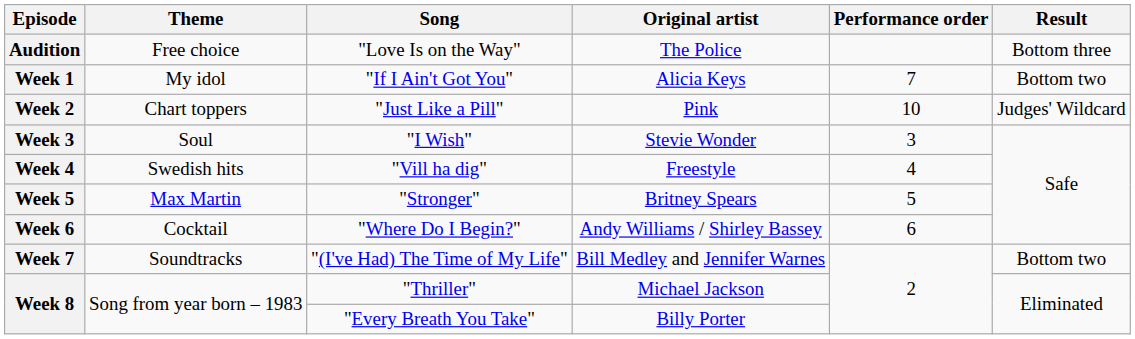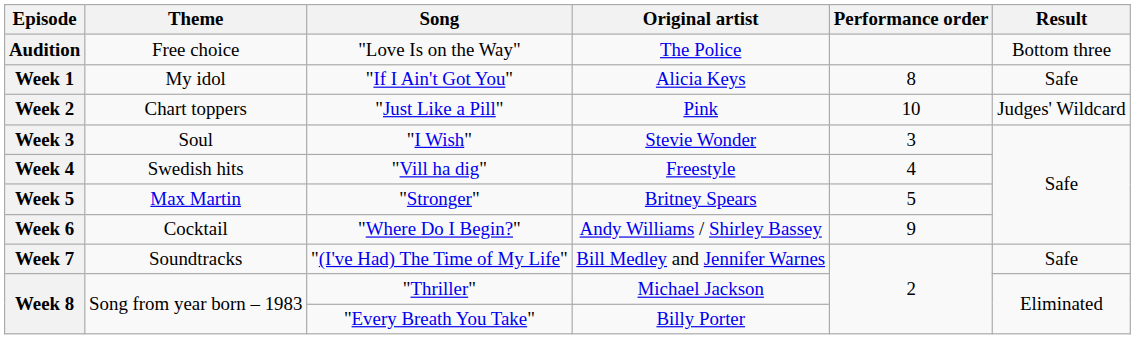(911, 79) 7 -> (911, 79) 8
(1061, 79) Bottom two -> (1061, 79) Safe
(911, 229) 6 -> (911, 229) 9
(1061, 259) Bottom two -> (1061, 259) Safe
